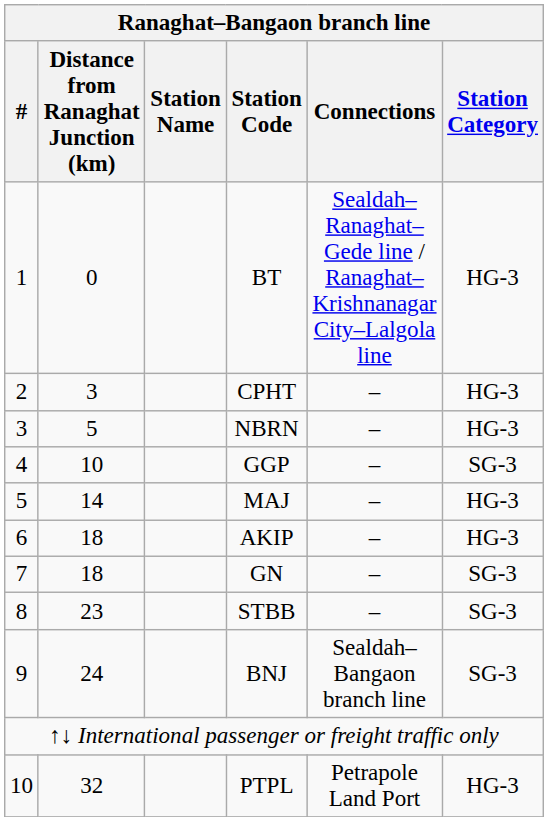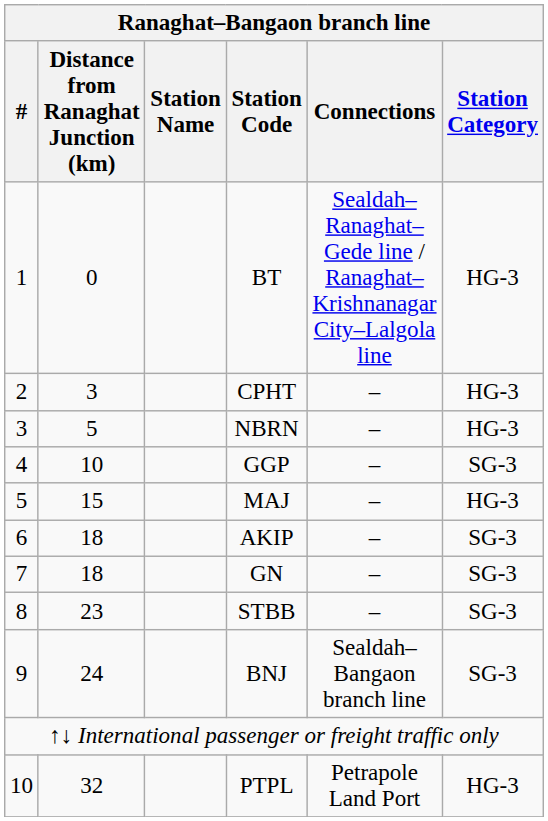(92, 501) 14 -> (92, 501) 15
(493, 537) HG-3 -> (493, 537) SG-3
